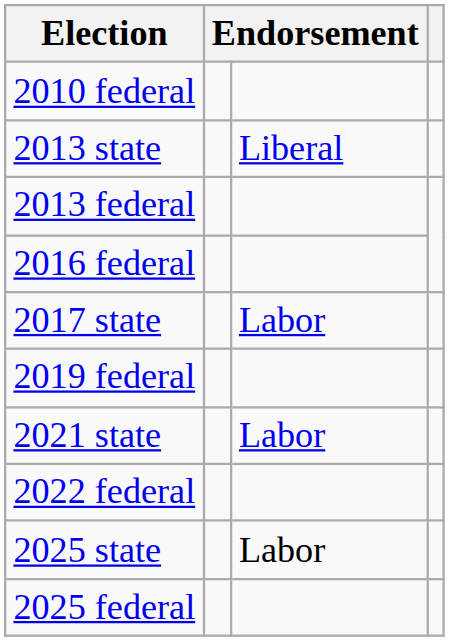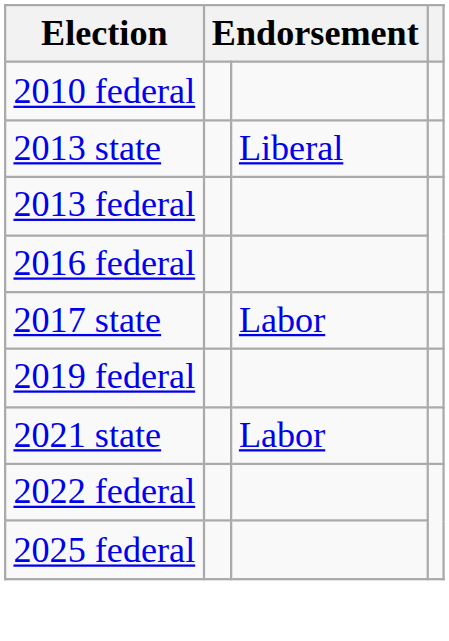- row: (87, 549)
